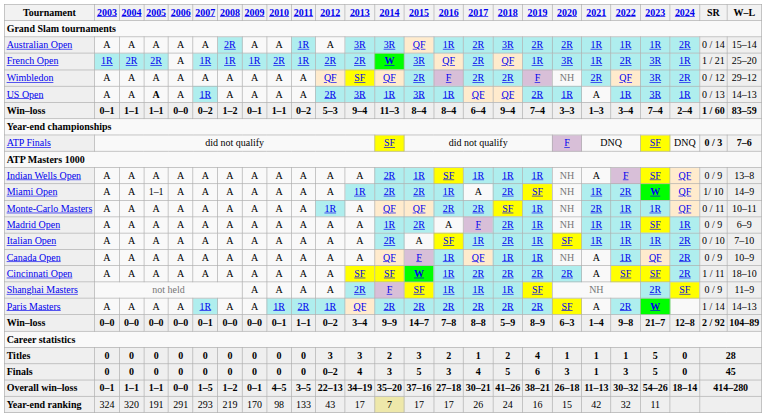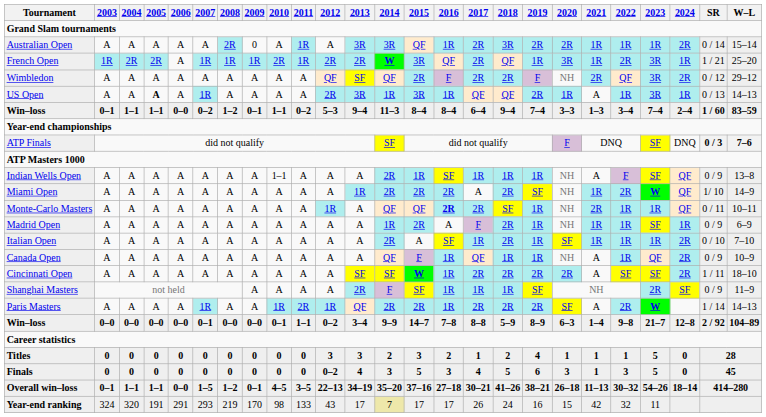(255, 45) A -> (255, 45) 0
(279, 176) A -> (279, 176) 1–1
(156, 192) 1–1 -> (156, 192) A
(449, 192) 1R -> (449, 192) 2R
(449, 208) normal -> (449, 208) bold
(449, 306) 2R -> (449, 306) 1R
